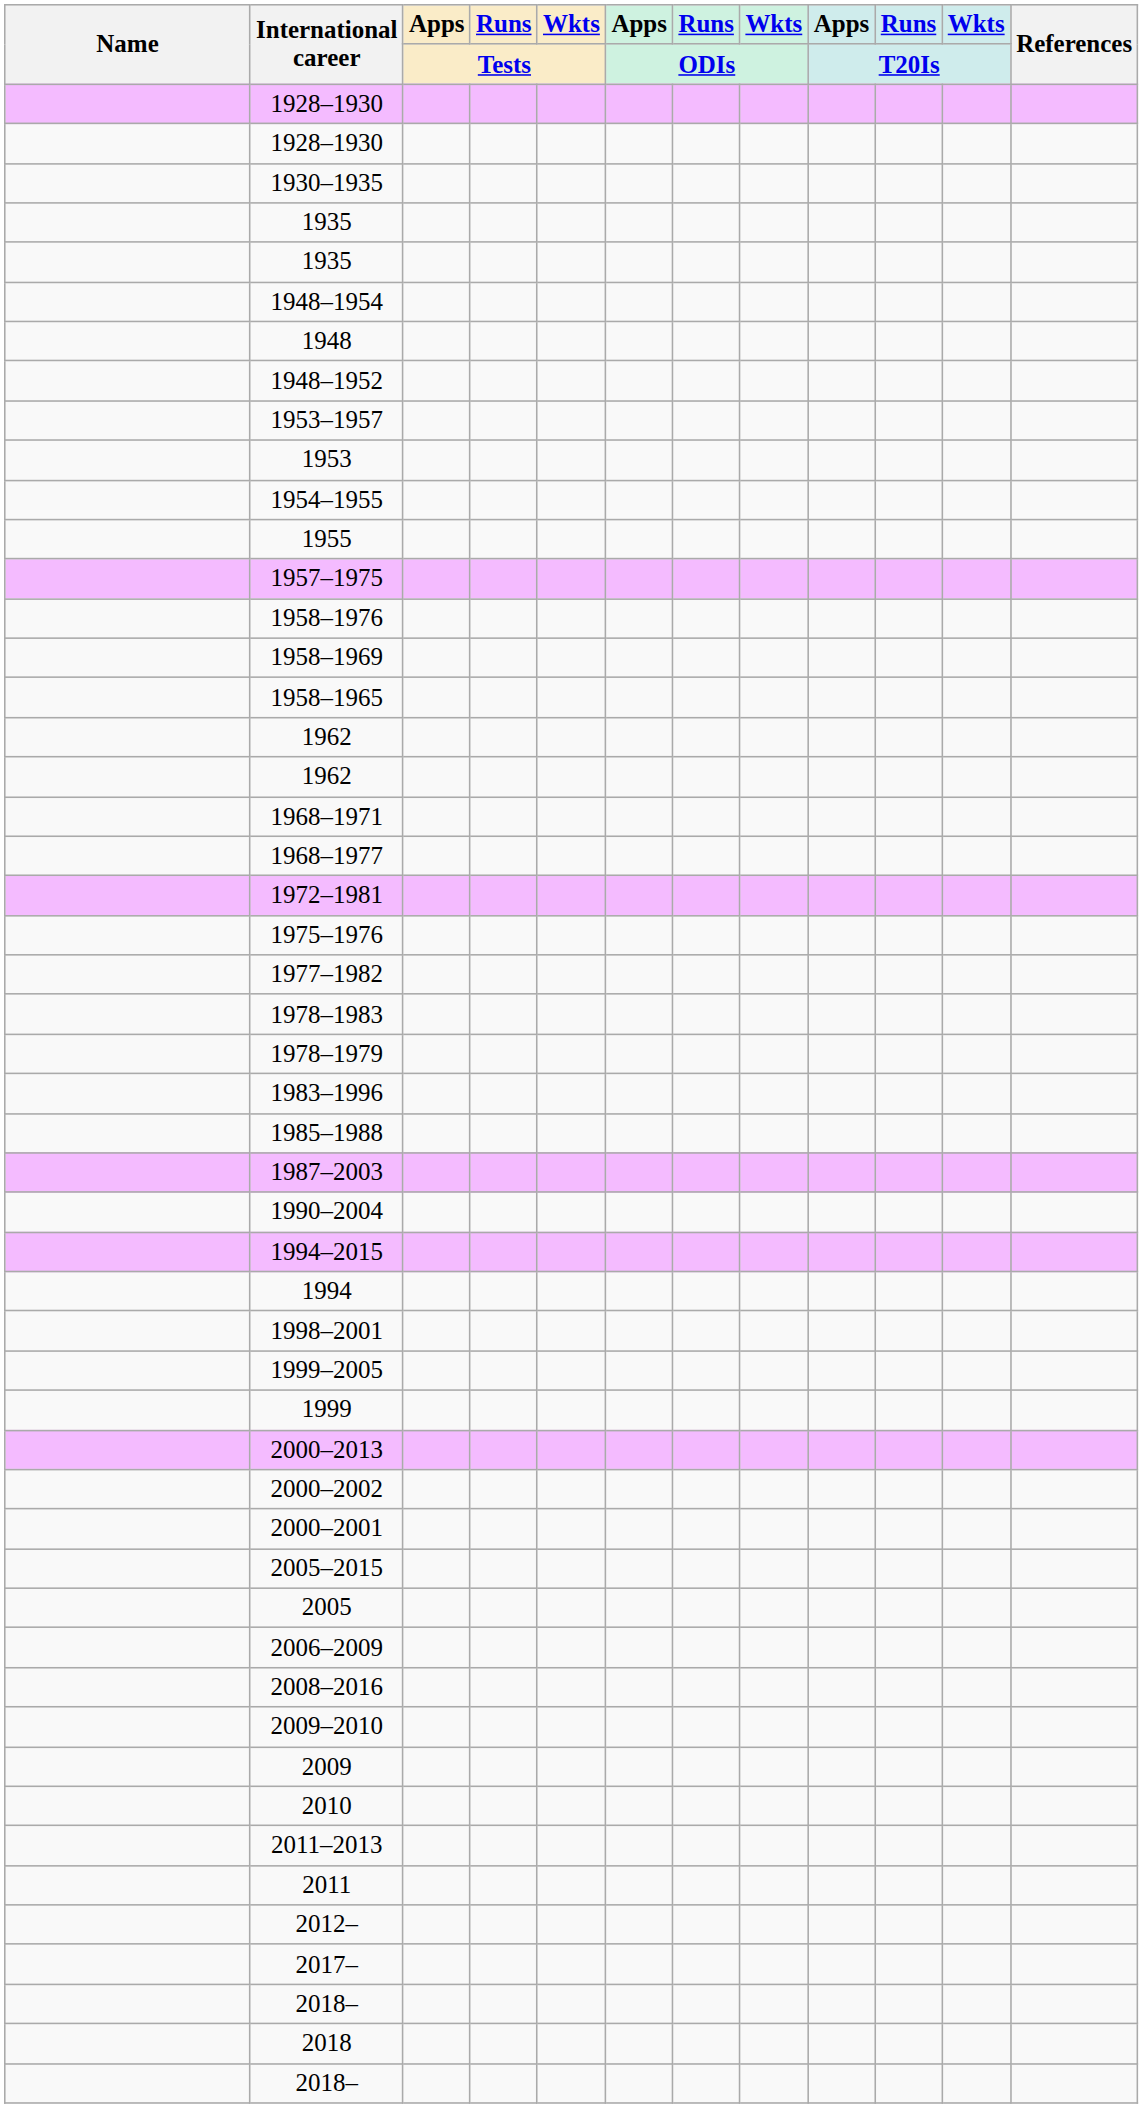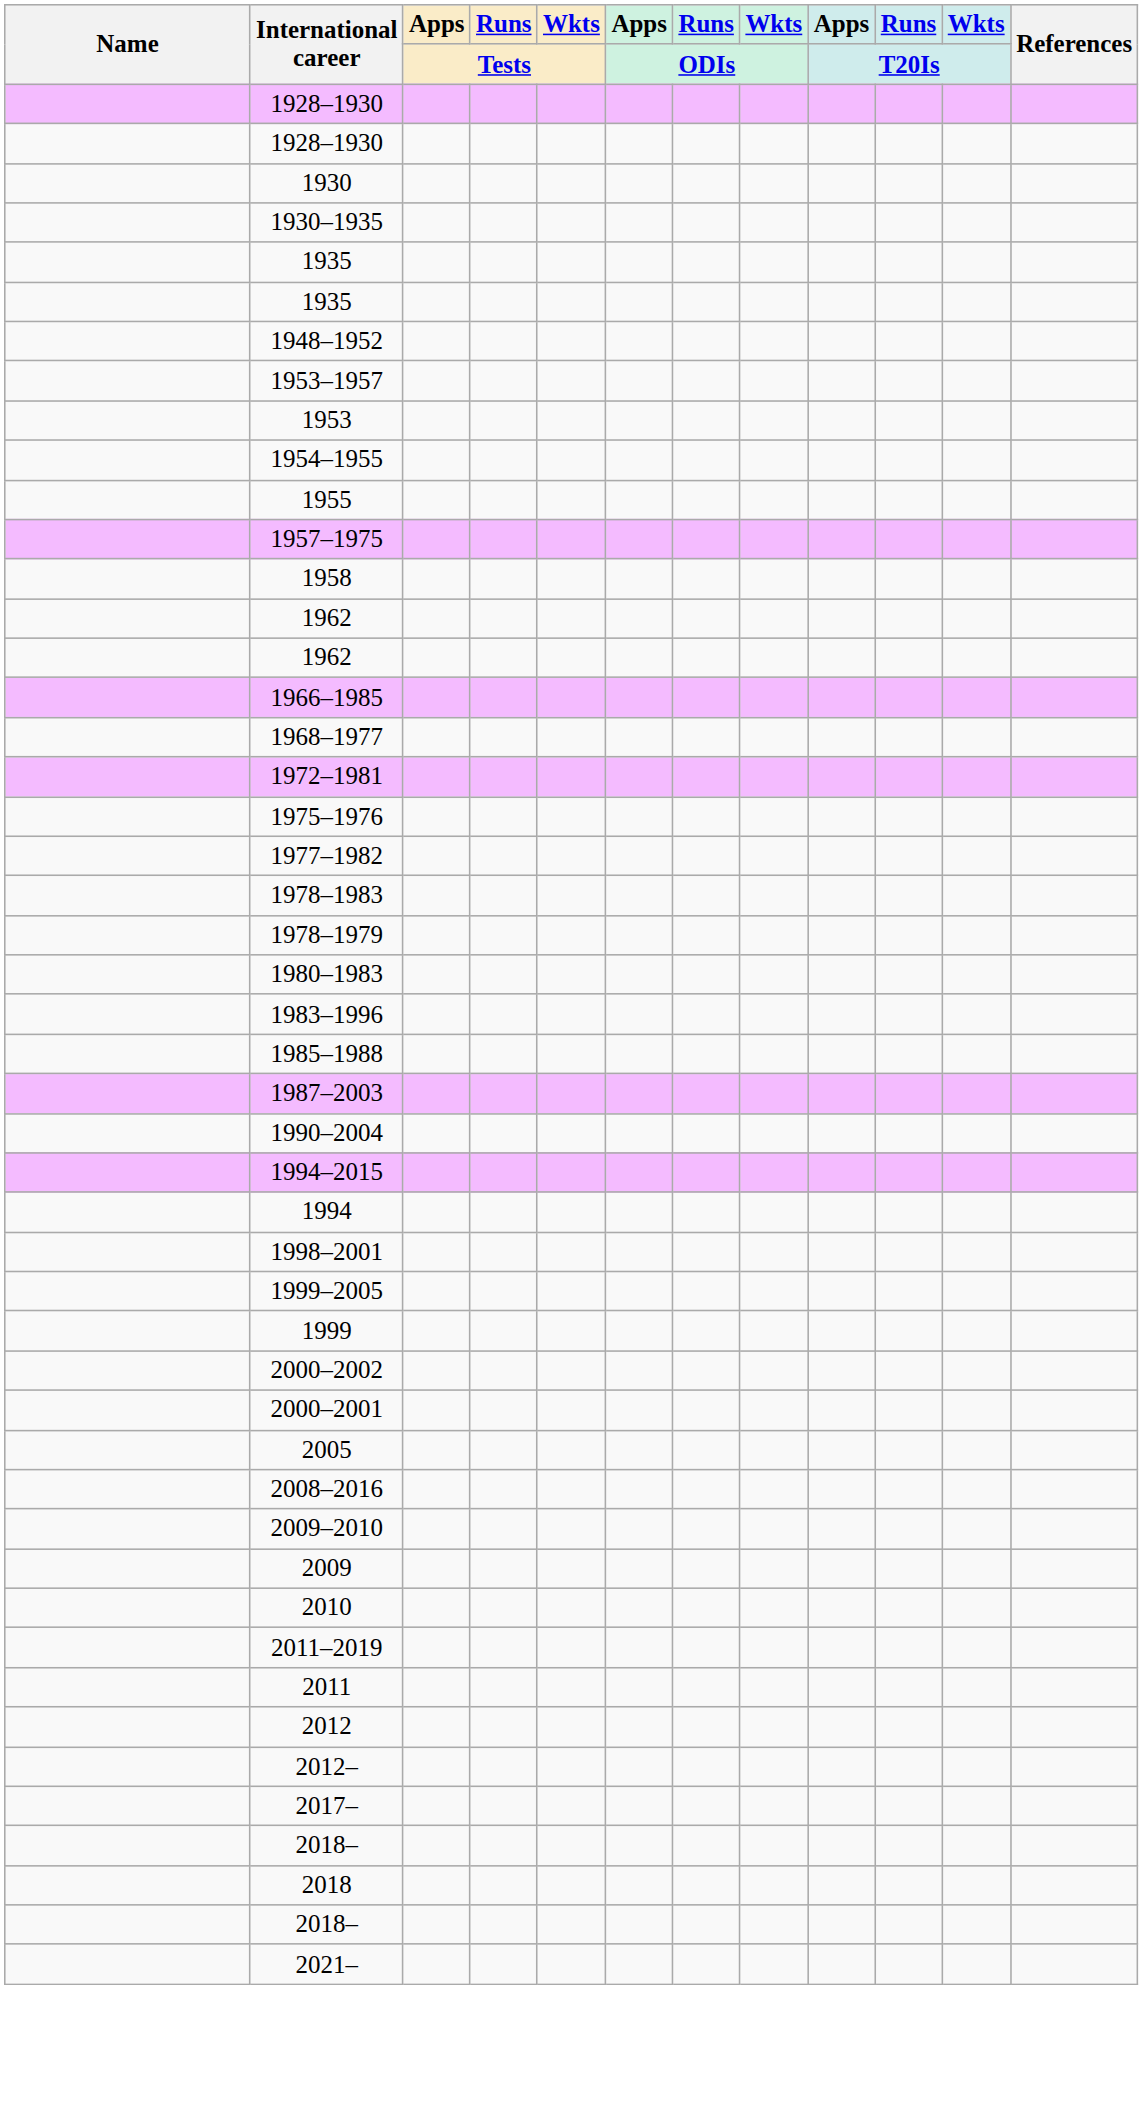+ row: (128, 183)
- row: (128, 302)
- row: (128, 341)
- row: (128, 618)
+ row: (128, 579)
- row: (128, 658)
- row: (128, 698)
+ row: (128, 698)
- row: (128, 816)
+ row: (128, 975)
- row: (128, 1450)
- row: (128, 1568)
- row: (128, 1648)
+ row: (128, 1648)
- row: (128, 1845)
+ row: (128, 1727)
+ row: (128, 1964)
